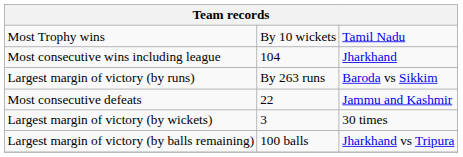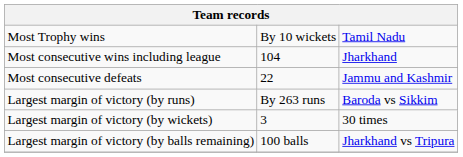rows swapped: (75, 99) <-> (101, 78)
